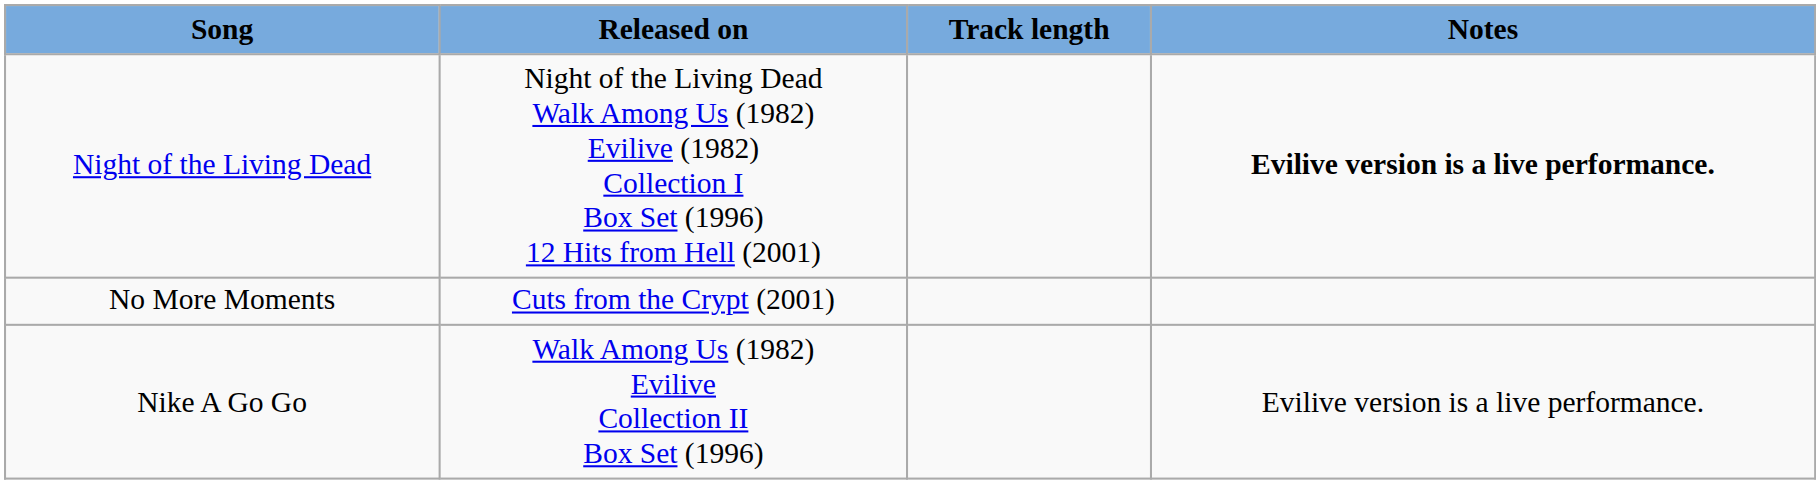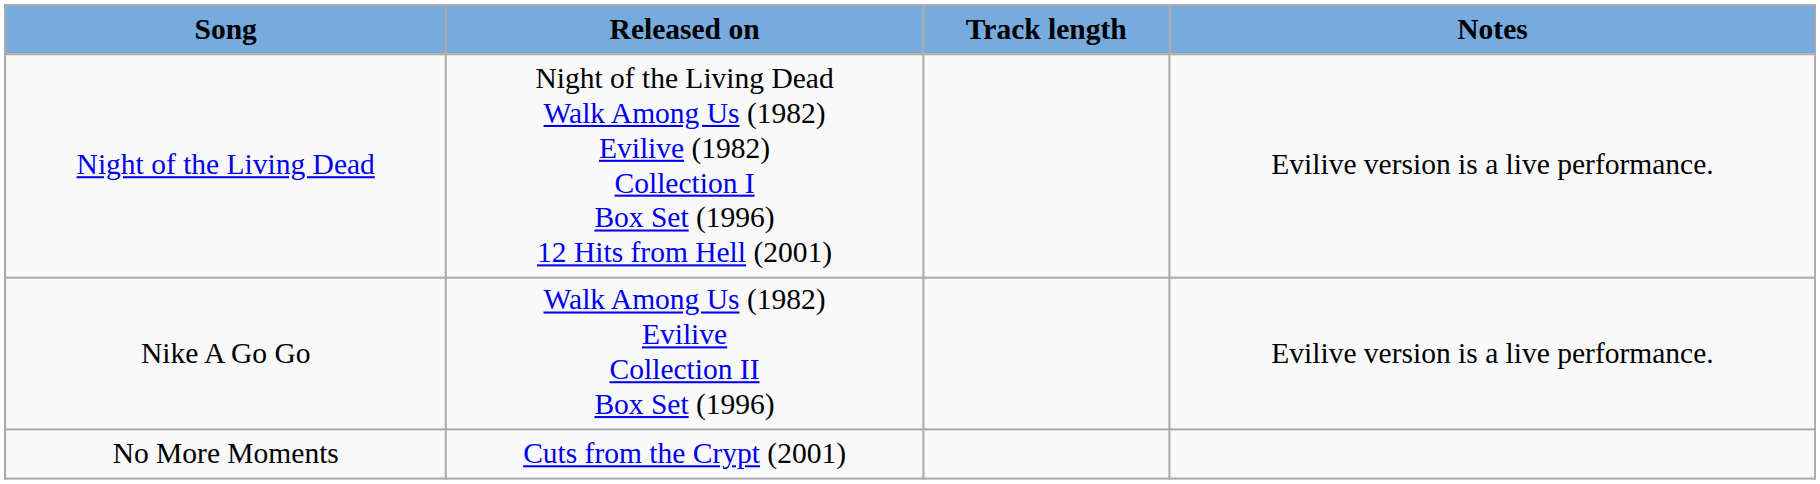(1483, 164) bold -> (1492, 164) normal
rows swapped: (222, 401) <-> (222, 300)
